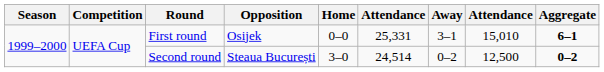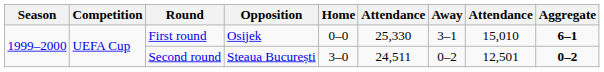(393, 35) 25,331 -> (393, 35) 25,330
(393, 56) 24,514 -> (393, 56) 24,511
(501, 56) 12,500 -> (501, 56) 12,501
